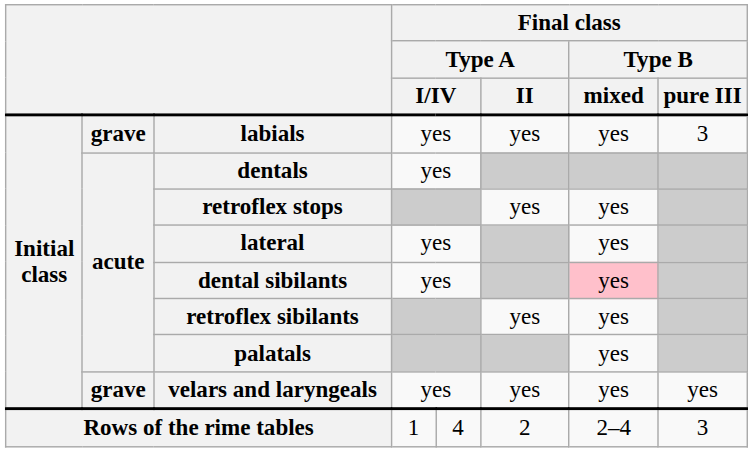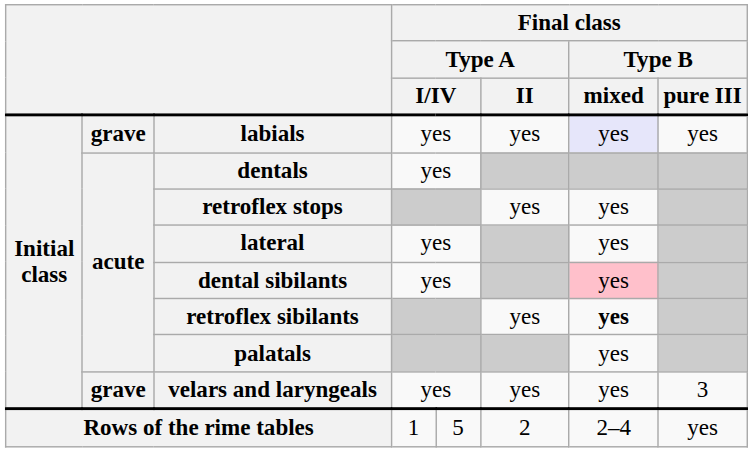(614, 133) no background -> (614, 133) lavender background
(703, 133) 3 -> (703, 133) yes
(614, 316) normal -> (614, 316) bold
(703, 389) yes -> (703, 389) 3
(458, 427) 4 -> (458, 427) 5
(703, 427) 3 -> (703, 427) yes
